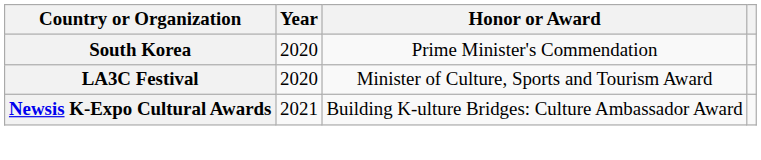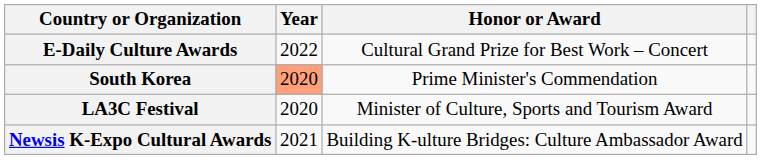+ row: (140, 49)
(299, 49) no background -> (299, 79) lightsalmon background
